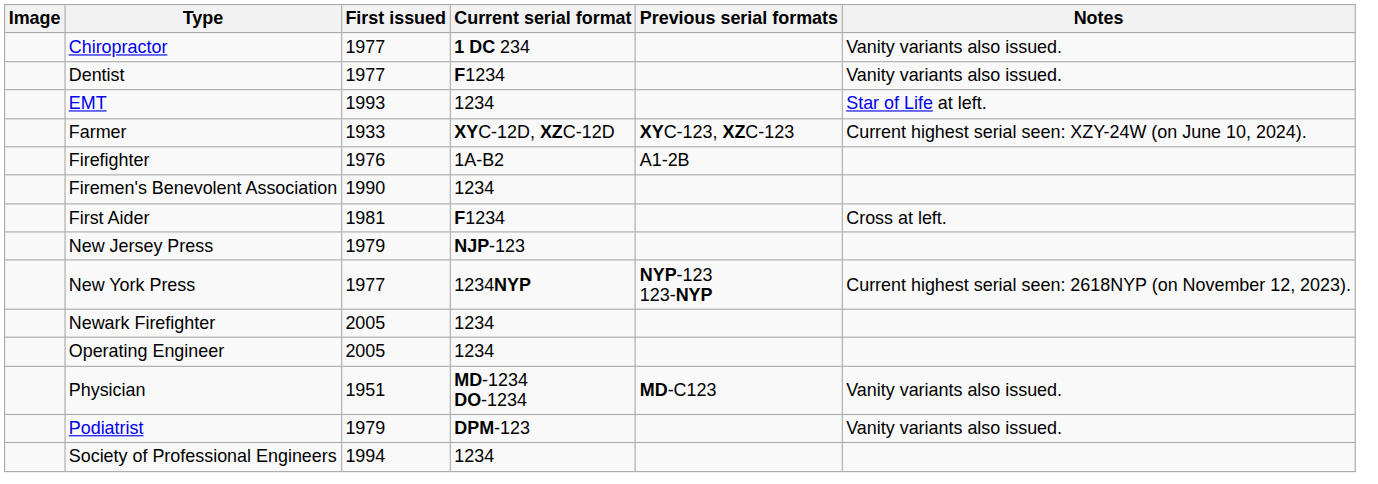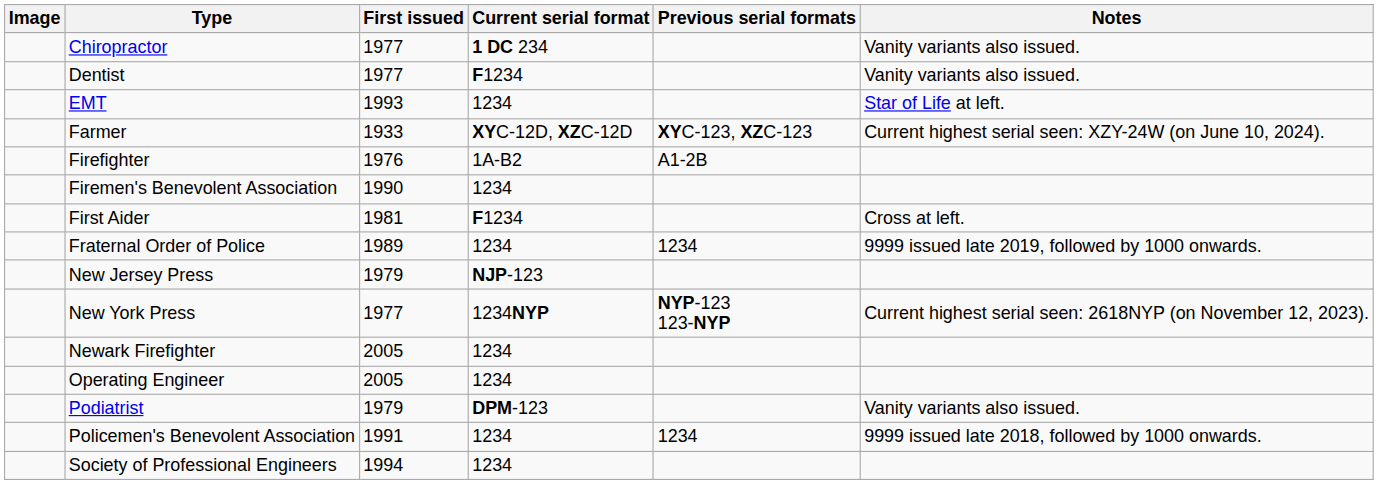+ row: (167, 246)
- row: (107, 389)
+ row: (212, 436)
